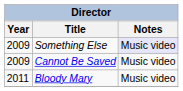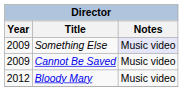(18, 78) 2011 -> (18, 78) 2012
